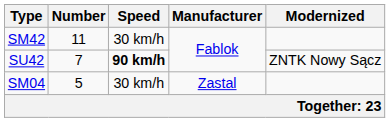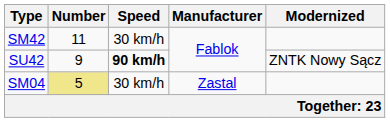(79, 61) 7 -> (79, 61) 9
(79, 84) no background -> (79, 84) khaki background
